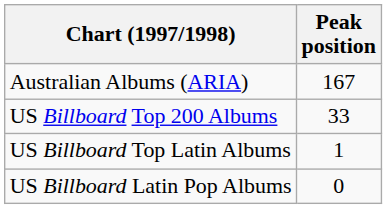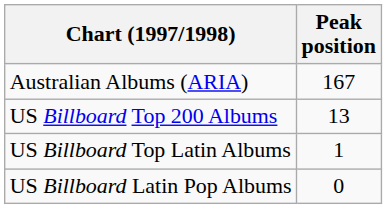(339, 116) 33 -> (339, 116) 13
